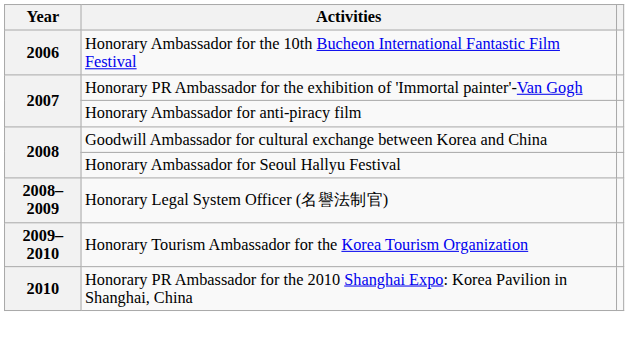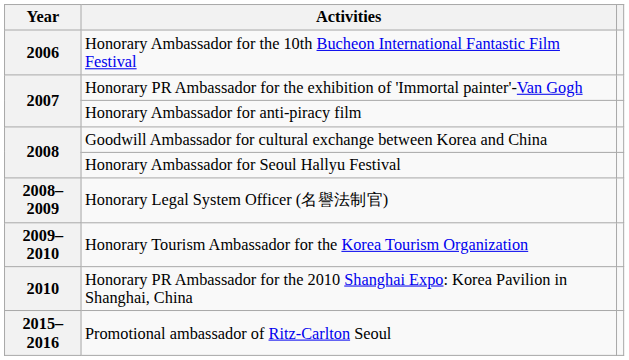+ row: (238, 333)
